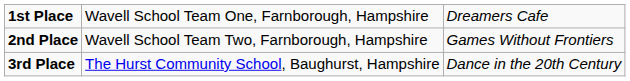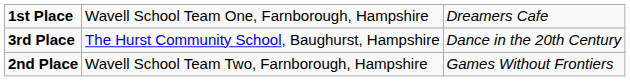rows swapped: (43, 40) <-> (41, 64)
